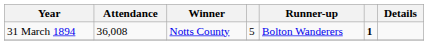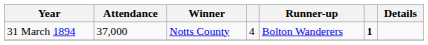(112, 31) 36,008 -> (112, 31) 37,000
(252, 31) 5 -> (252, 31) 4
